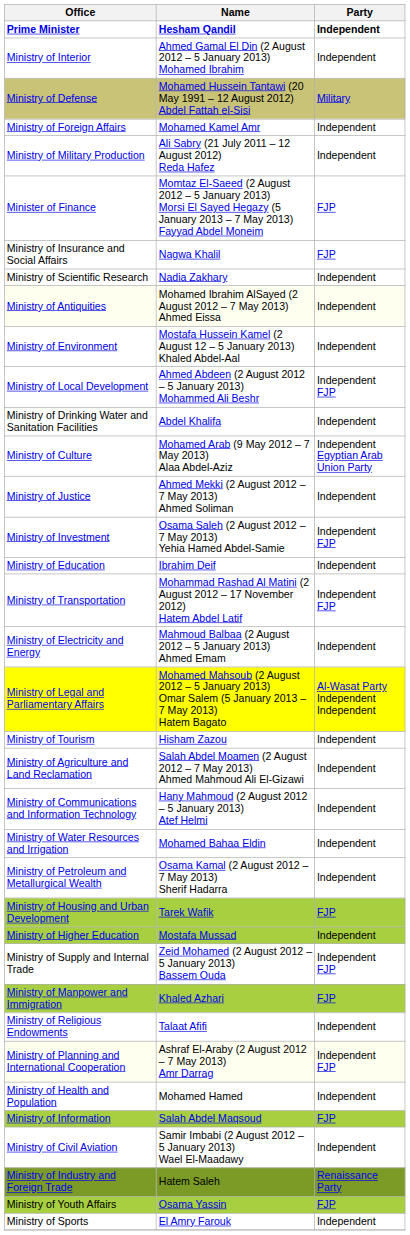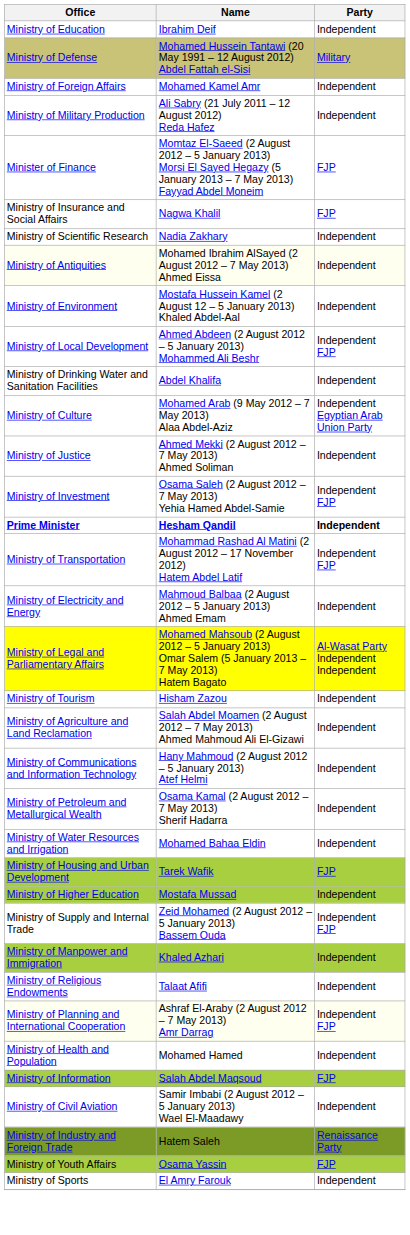rows swapped: (43, 29) <-> (56, 565)
- row: (49, 58)
rows swapped: (67, 878) <-> (73, 843)
(326, 998) FJP -> (346, 958) Independent
